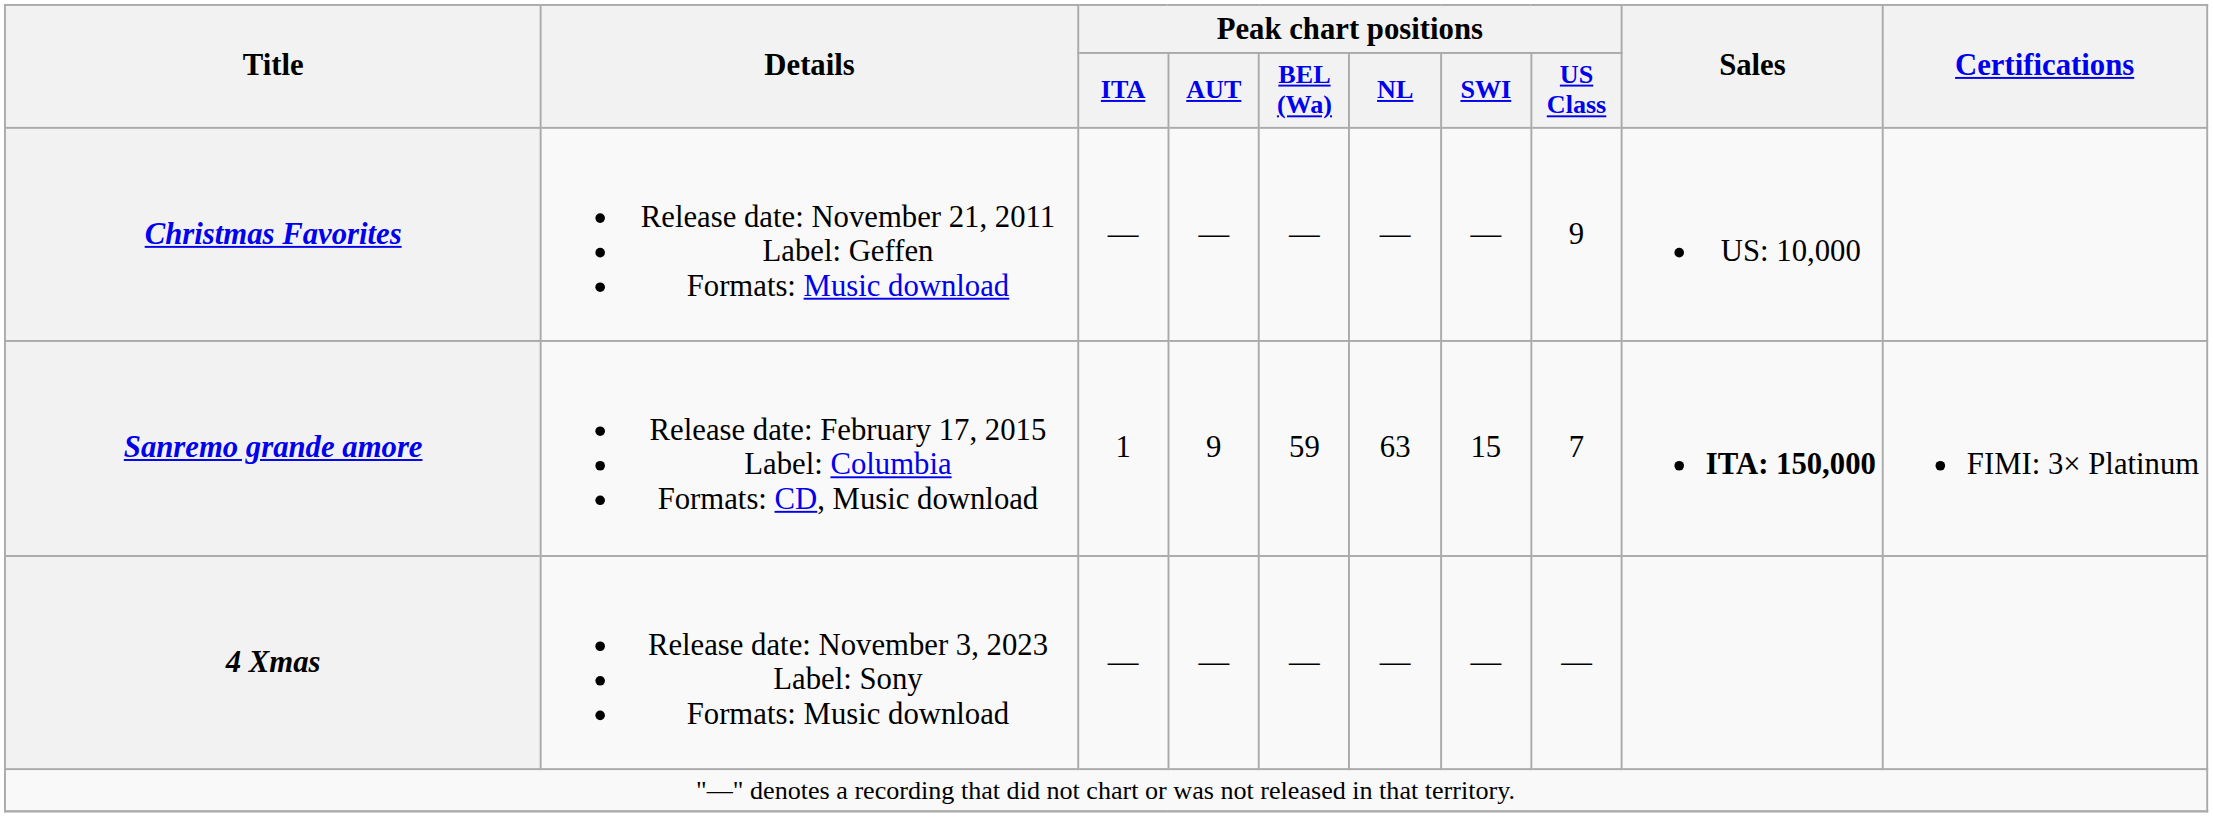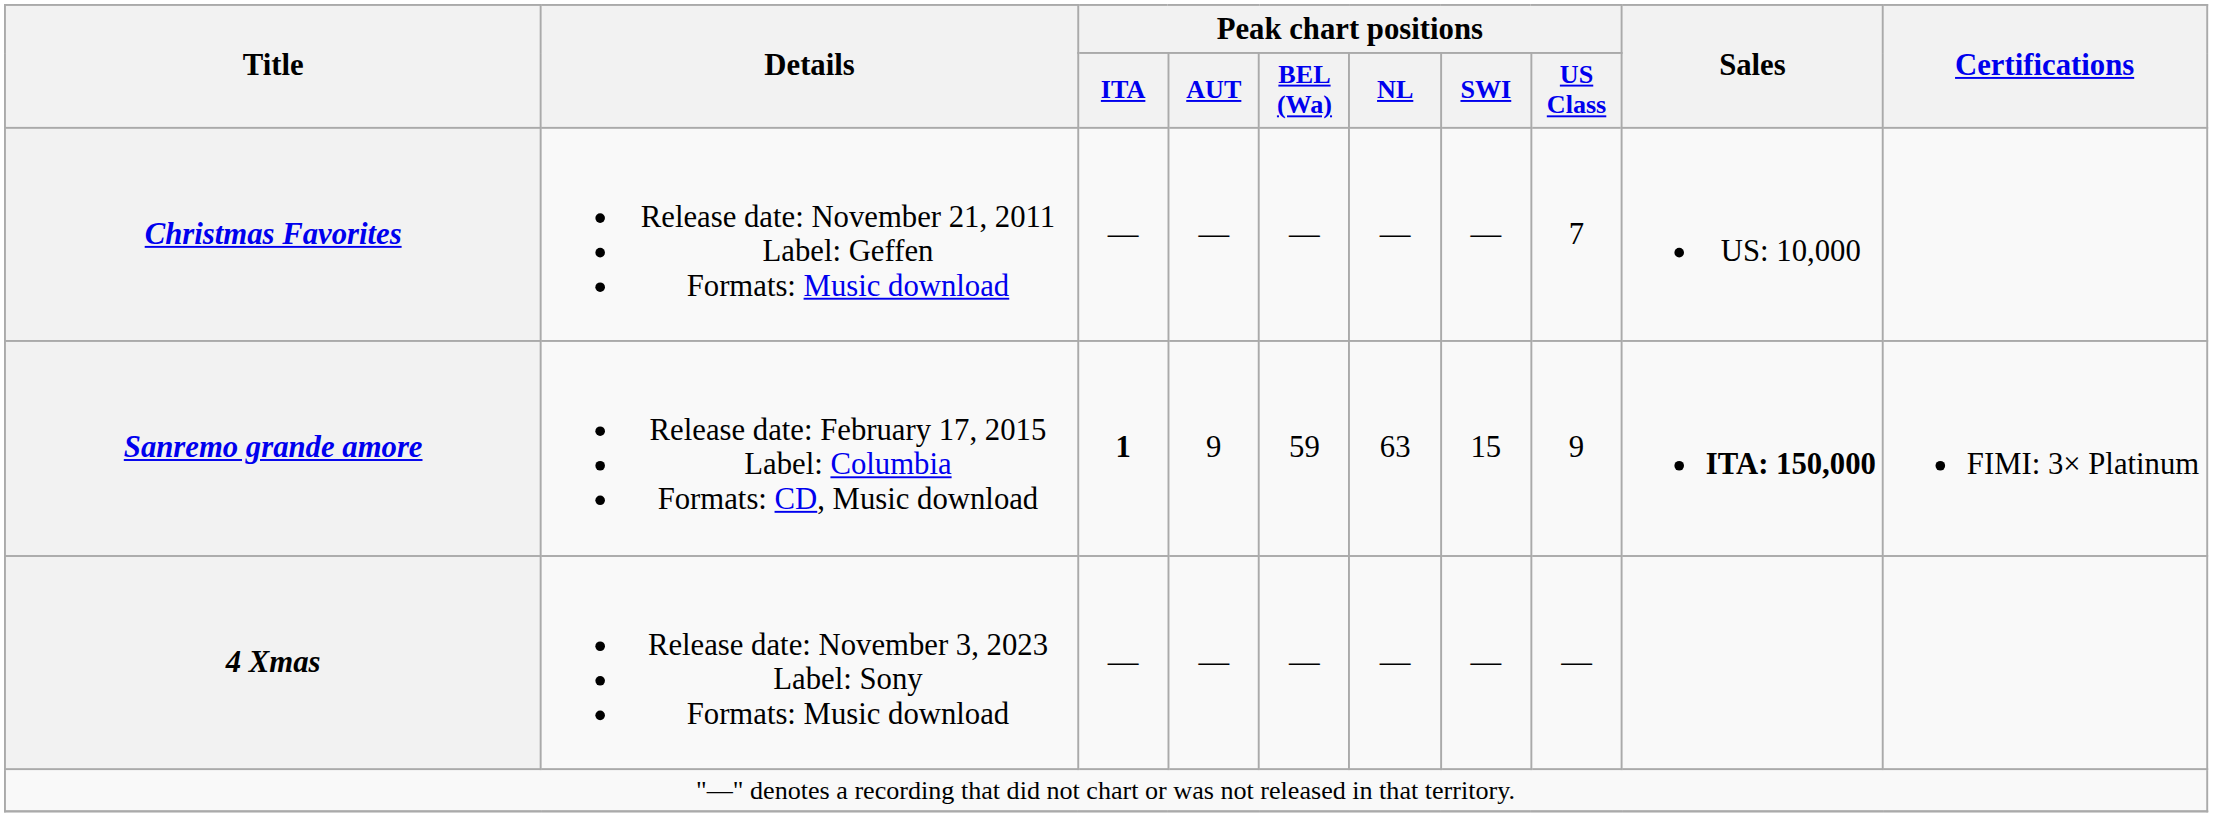(1577, 233) 9 -> (1577, 233) 7
(1123, 447) normal -> (1123, 447) bold
(1577, 447) 7 -> (1577, 447) 9
